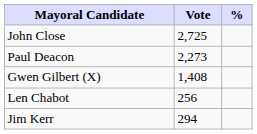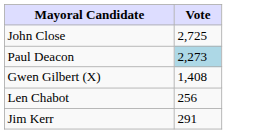- column: (237, 14)
(192, 56) no background -> (192, 56) lightblue background
(187, 118) 294 -> (187, 118) 291
